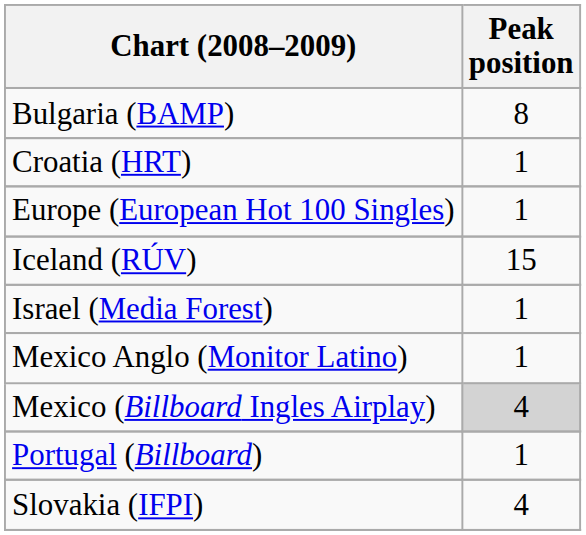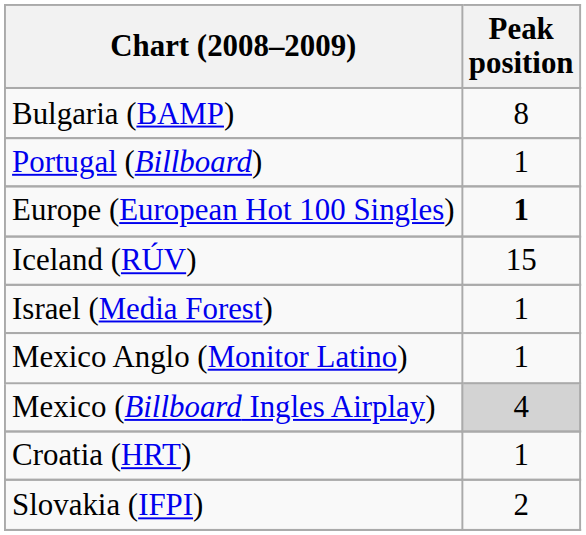rows swapped: (102, 161) <-> (137, 455)
(521, 210) normal -> (521, 210) bold
(521, 504) 4 -> (521, 504) 2
